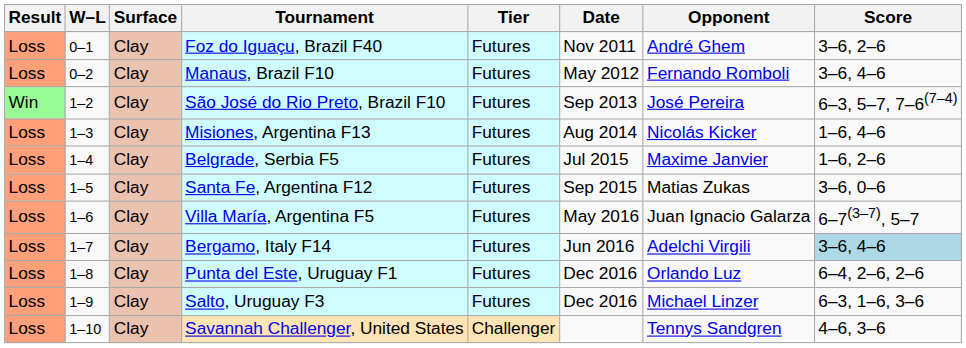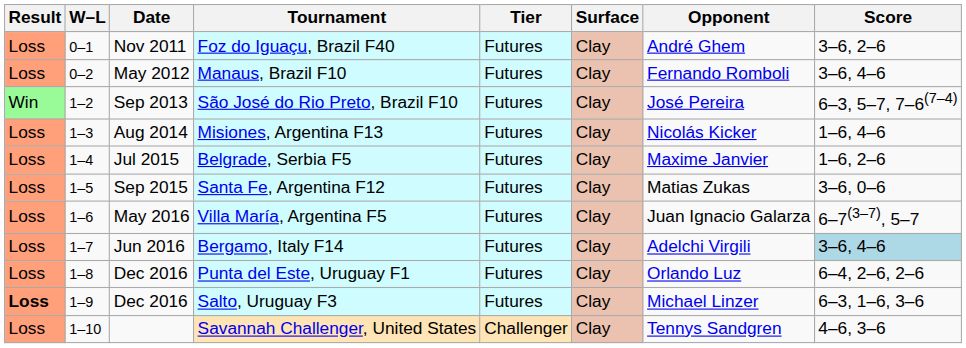columns swapped: (601, 18) <-> (145, 18)
(27, 301) normal -> (29, 301) bold
